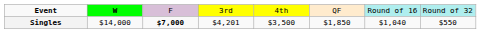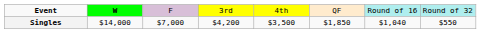(170, 23) bold -> (170, 23) normal
(226, 23) $4,201 -> (226, 23) $4,200
